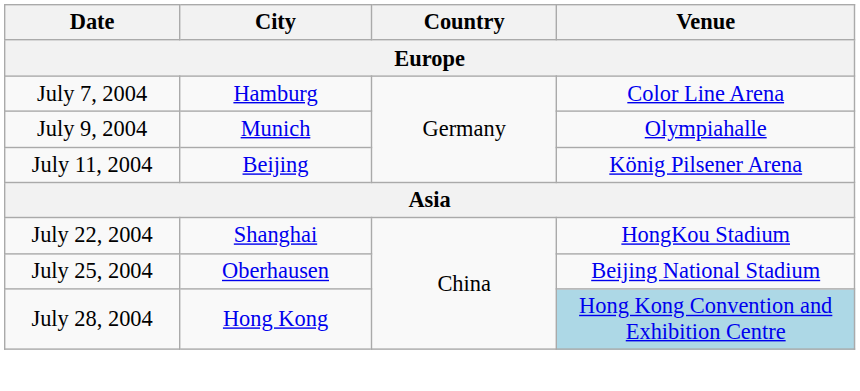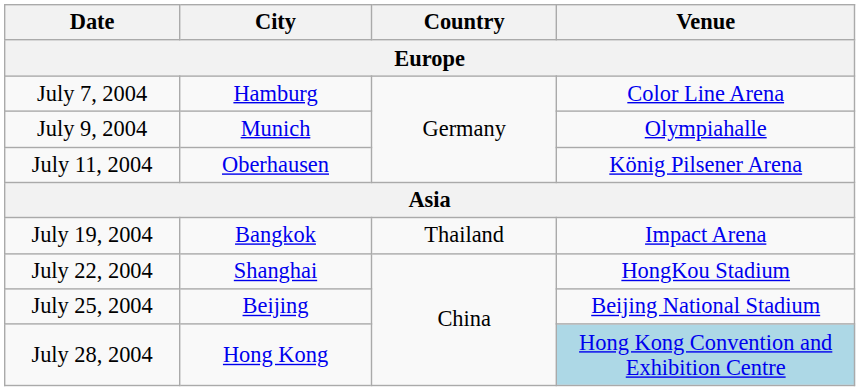(276, 164) Beijing -> (276, 164) Oberhausen
+ row: (92, 235)
(276, 270) Oberhausen -> (276, 306) Beijing
